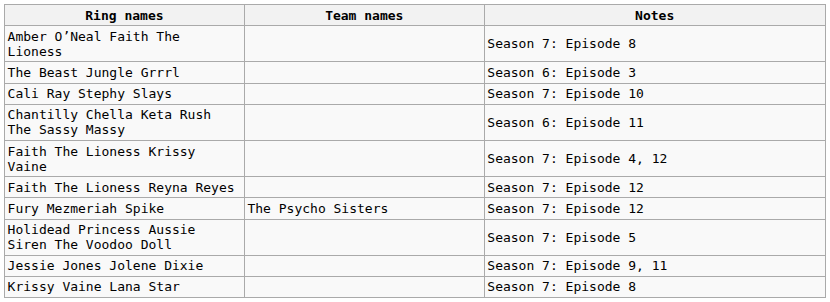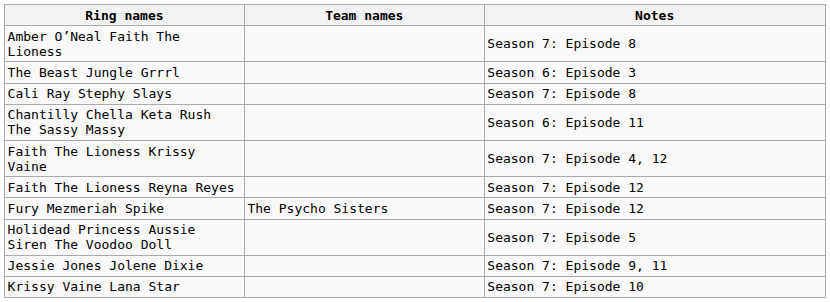(566, 94) Season 7: Episode 10 -> (562, 94) Season 7: Episode 8
(562, 287) Season 7: Episode 8 -> (566, 287) Season 7: Episode 10
